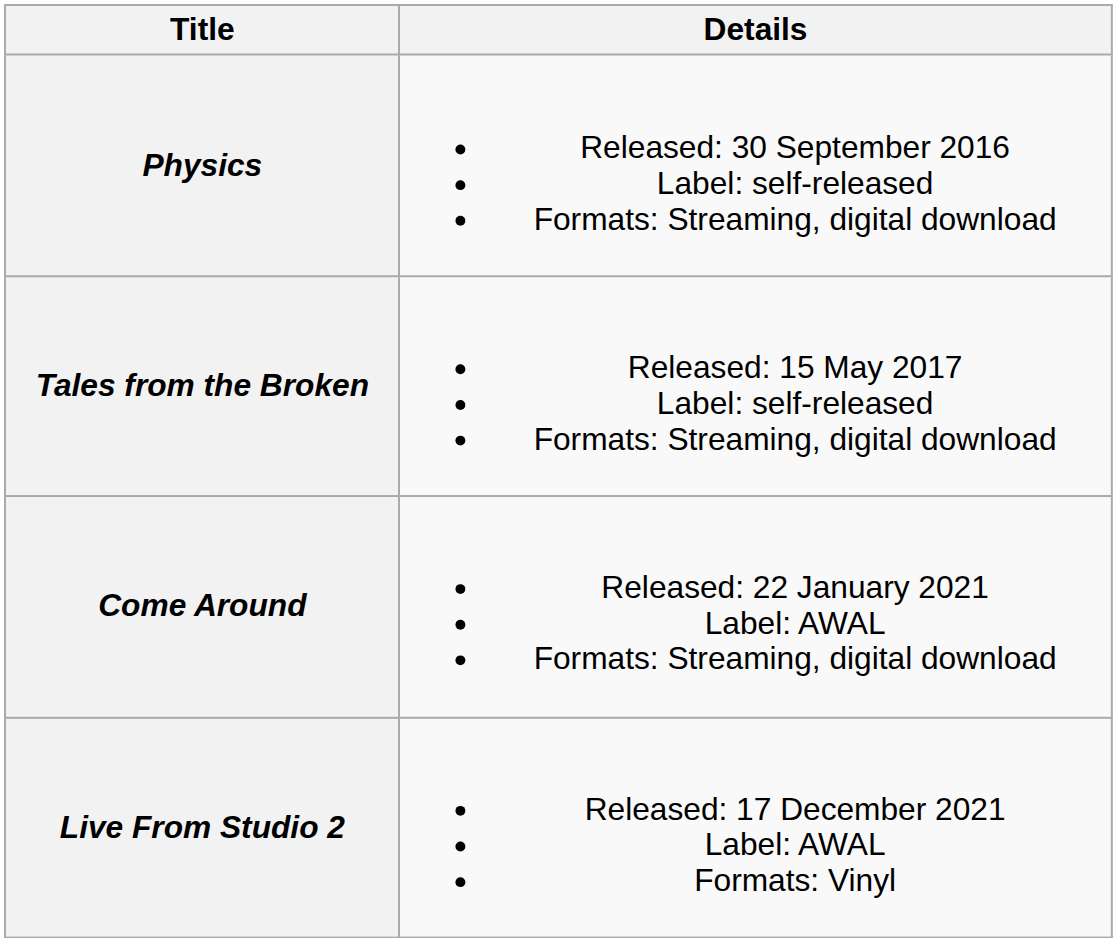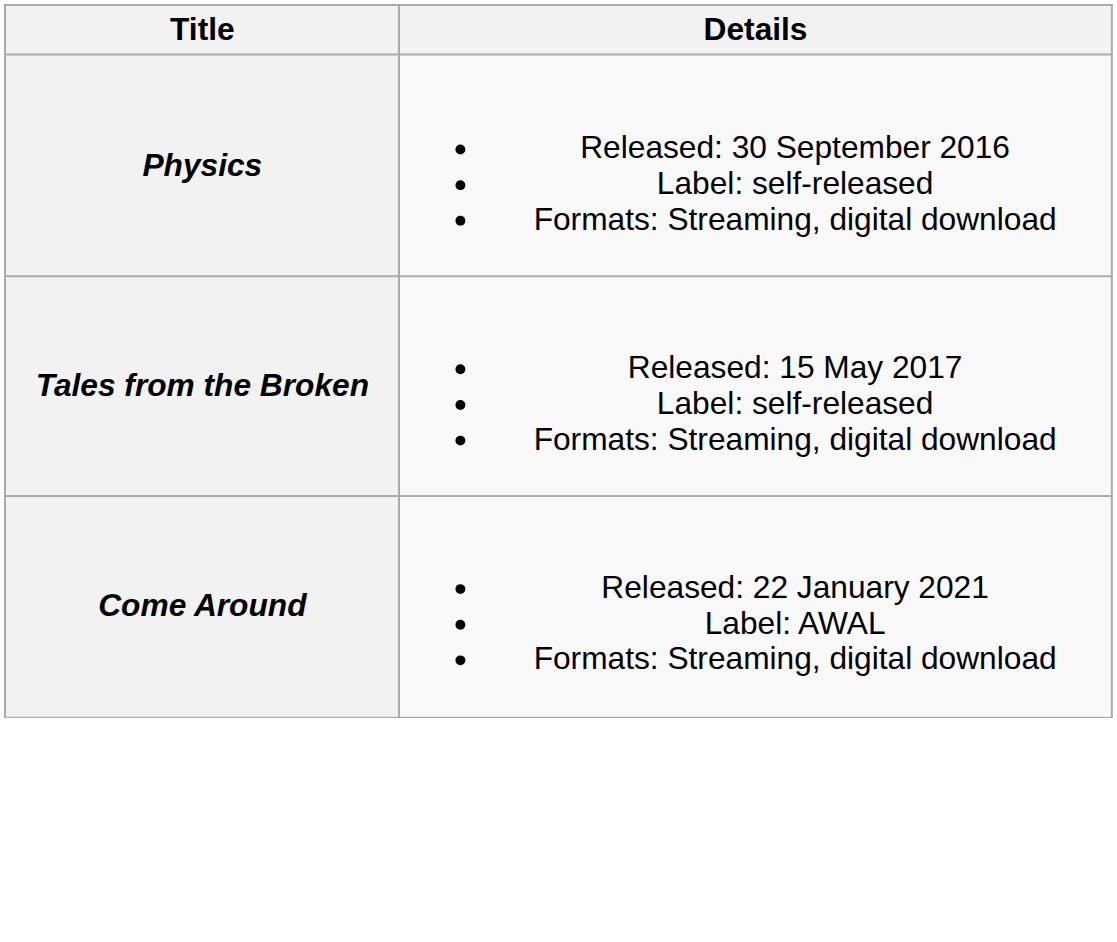- row: (202, 826)
